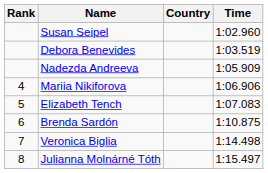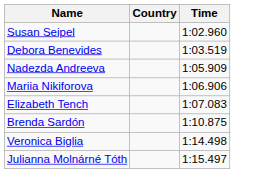- column: (21, 13)
